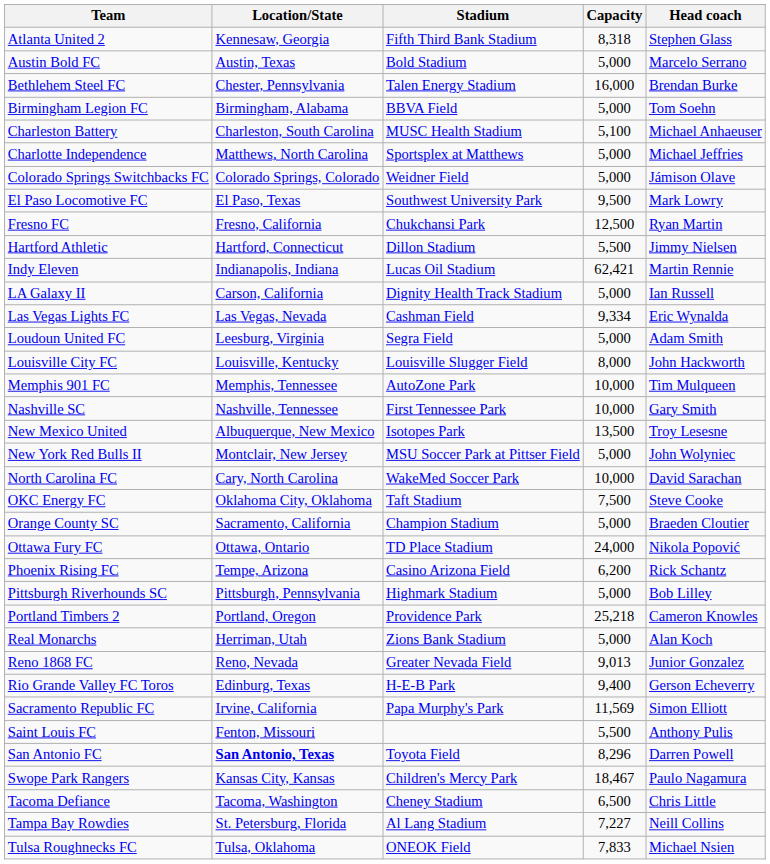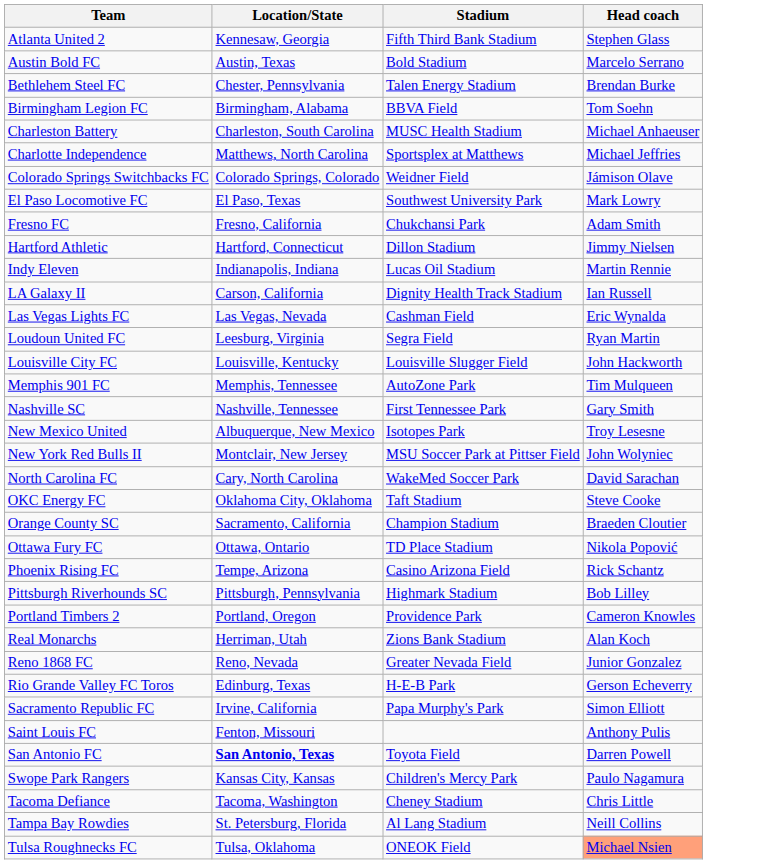- column: (614, 16)
(686, 223) Ryan Martin -> (623, 223) Adam Smith
(686, 339) Adam Smith -> (623, 339) Ryan Martin
(692, 847) no background -> (629, 847) lightsalmon background
